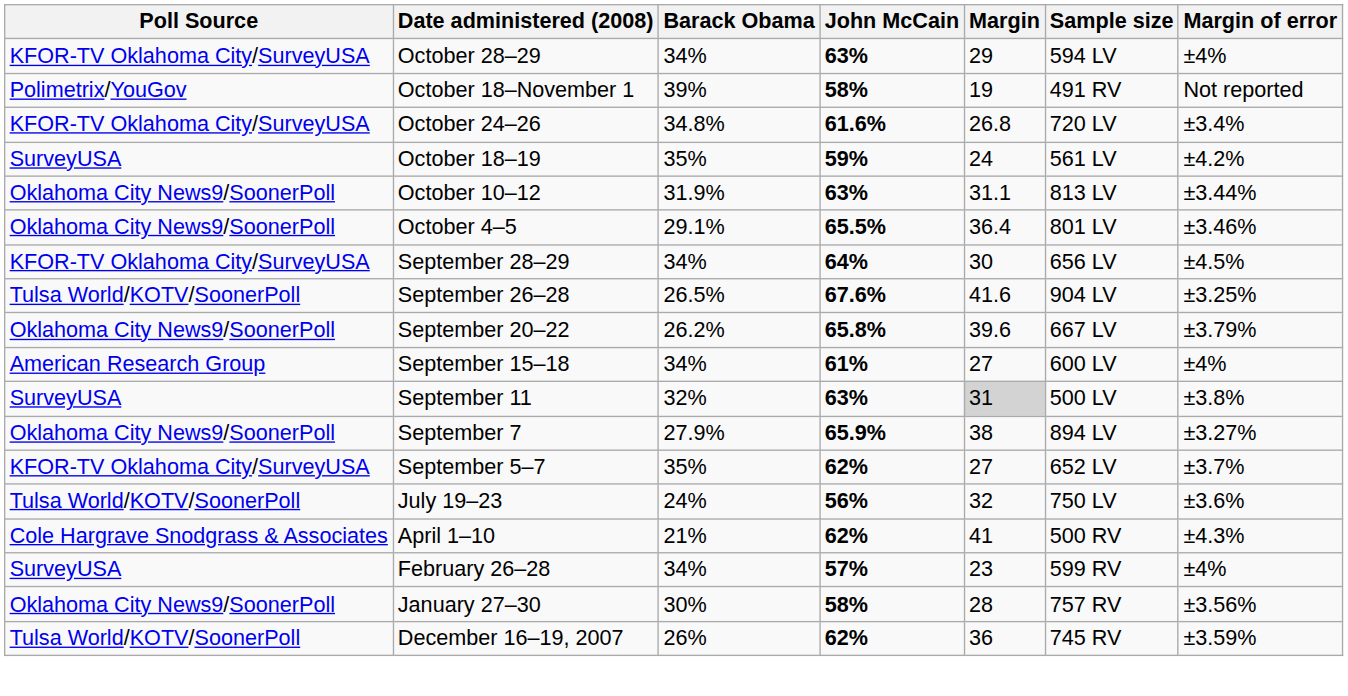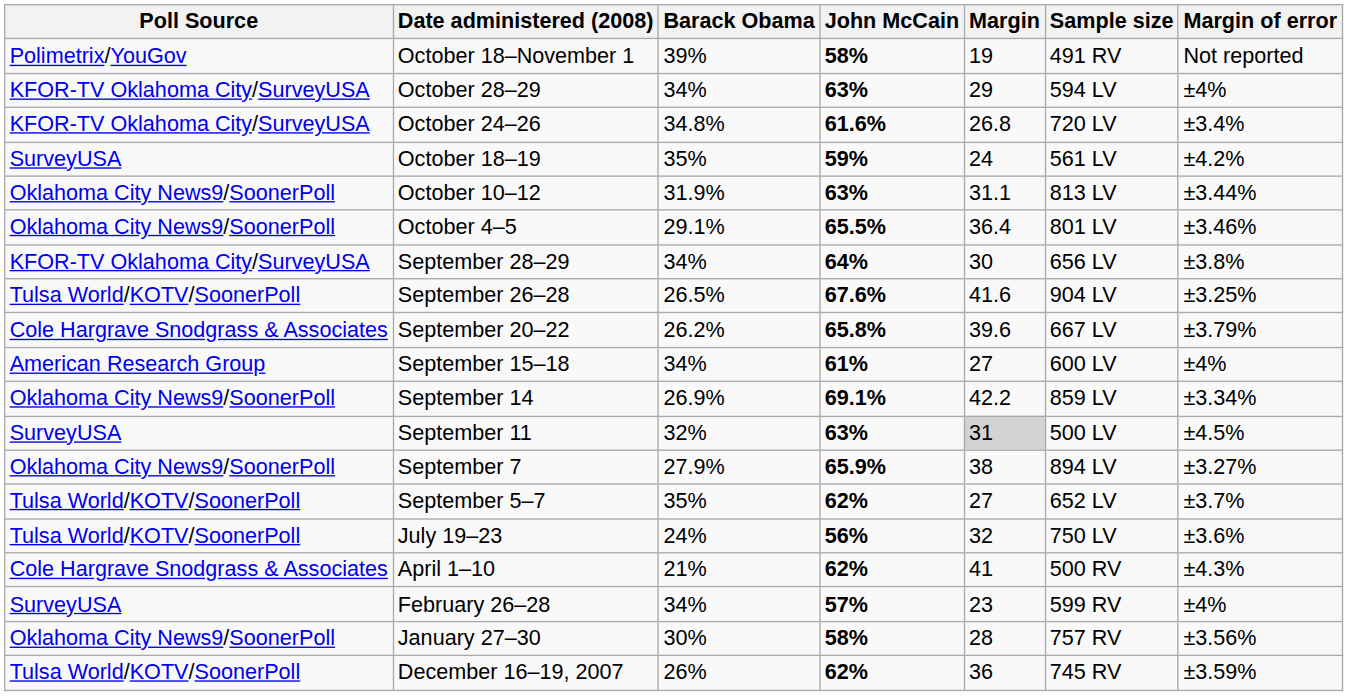rows swapped: (516, 90) <-> (469, 55)
(1214, 261) ±4.5% -> (1214, 261) ±3.8%
(172, 329) Oklahoma City News9/SoonerPoll -> (199, 329) Cole Hargrave Snodgrass & Associates
+ row: (466, 398)
(1214, 398) ±3.8% -> (1214, 432) ±4.5%
(190, 466) KFOR-TV Oklahoma City/SurveyUSA -> (155, 501) Tulsa World/KOTV/SoonerPoll
